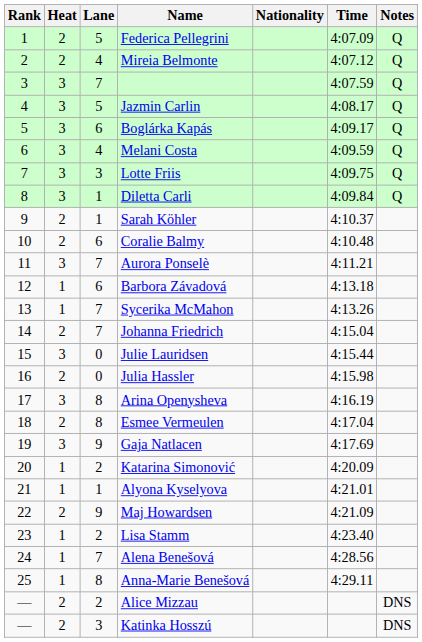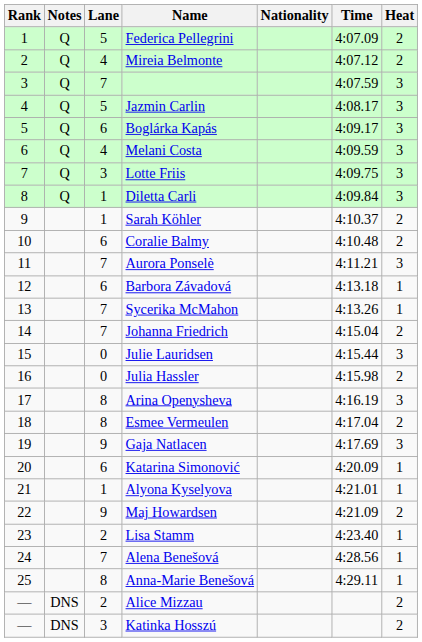columns swapped: (62, 15) <-> (397, 15)
(99, 467) 2 -> (104, 467) 6
